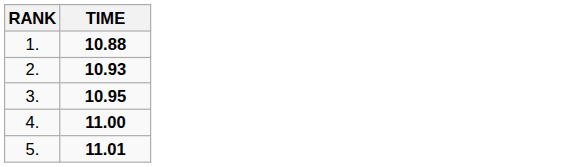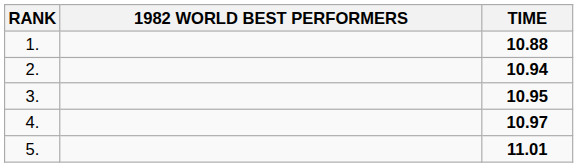+ column: (271, 18)
(105, 70) 10.93 -> (527, 70) 10.94
(105, 123) 11.00 -> (527, 123) 10.97
